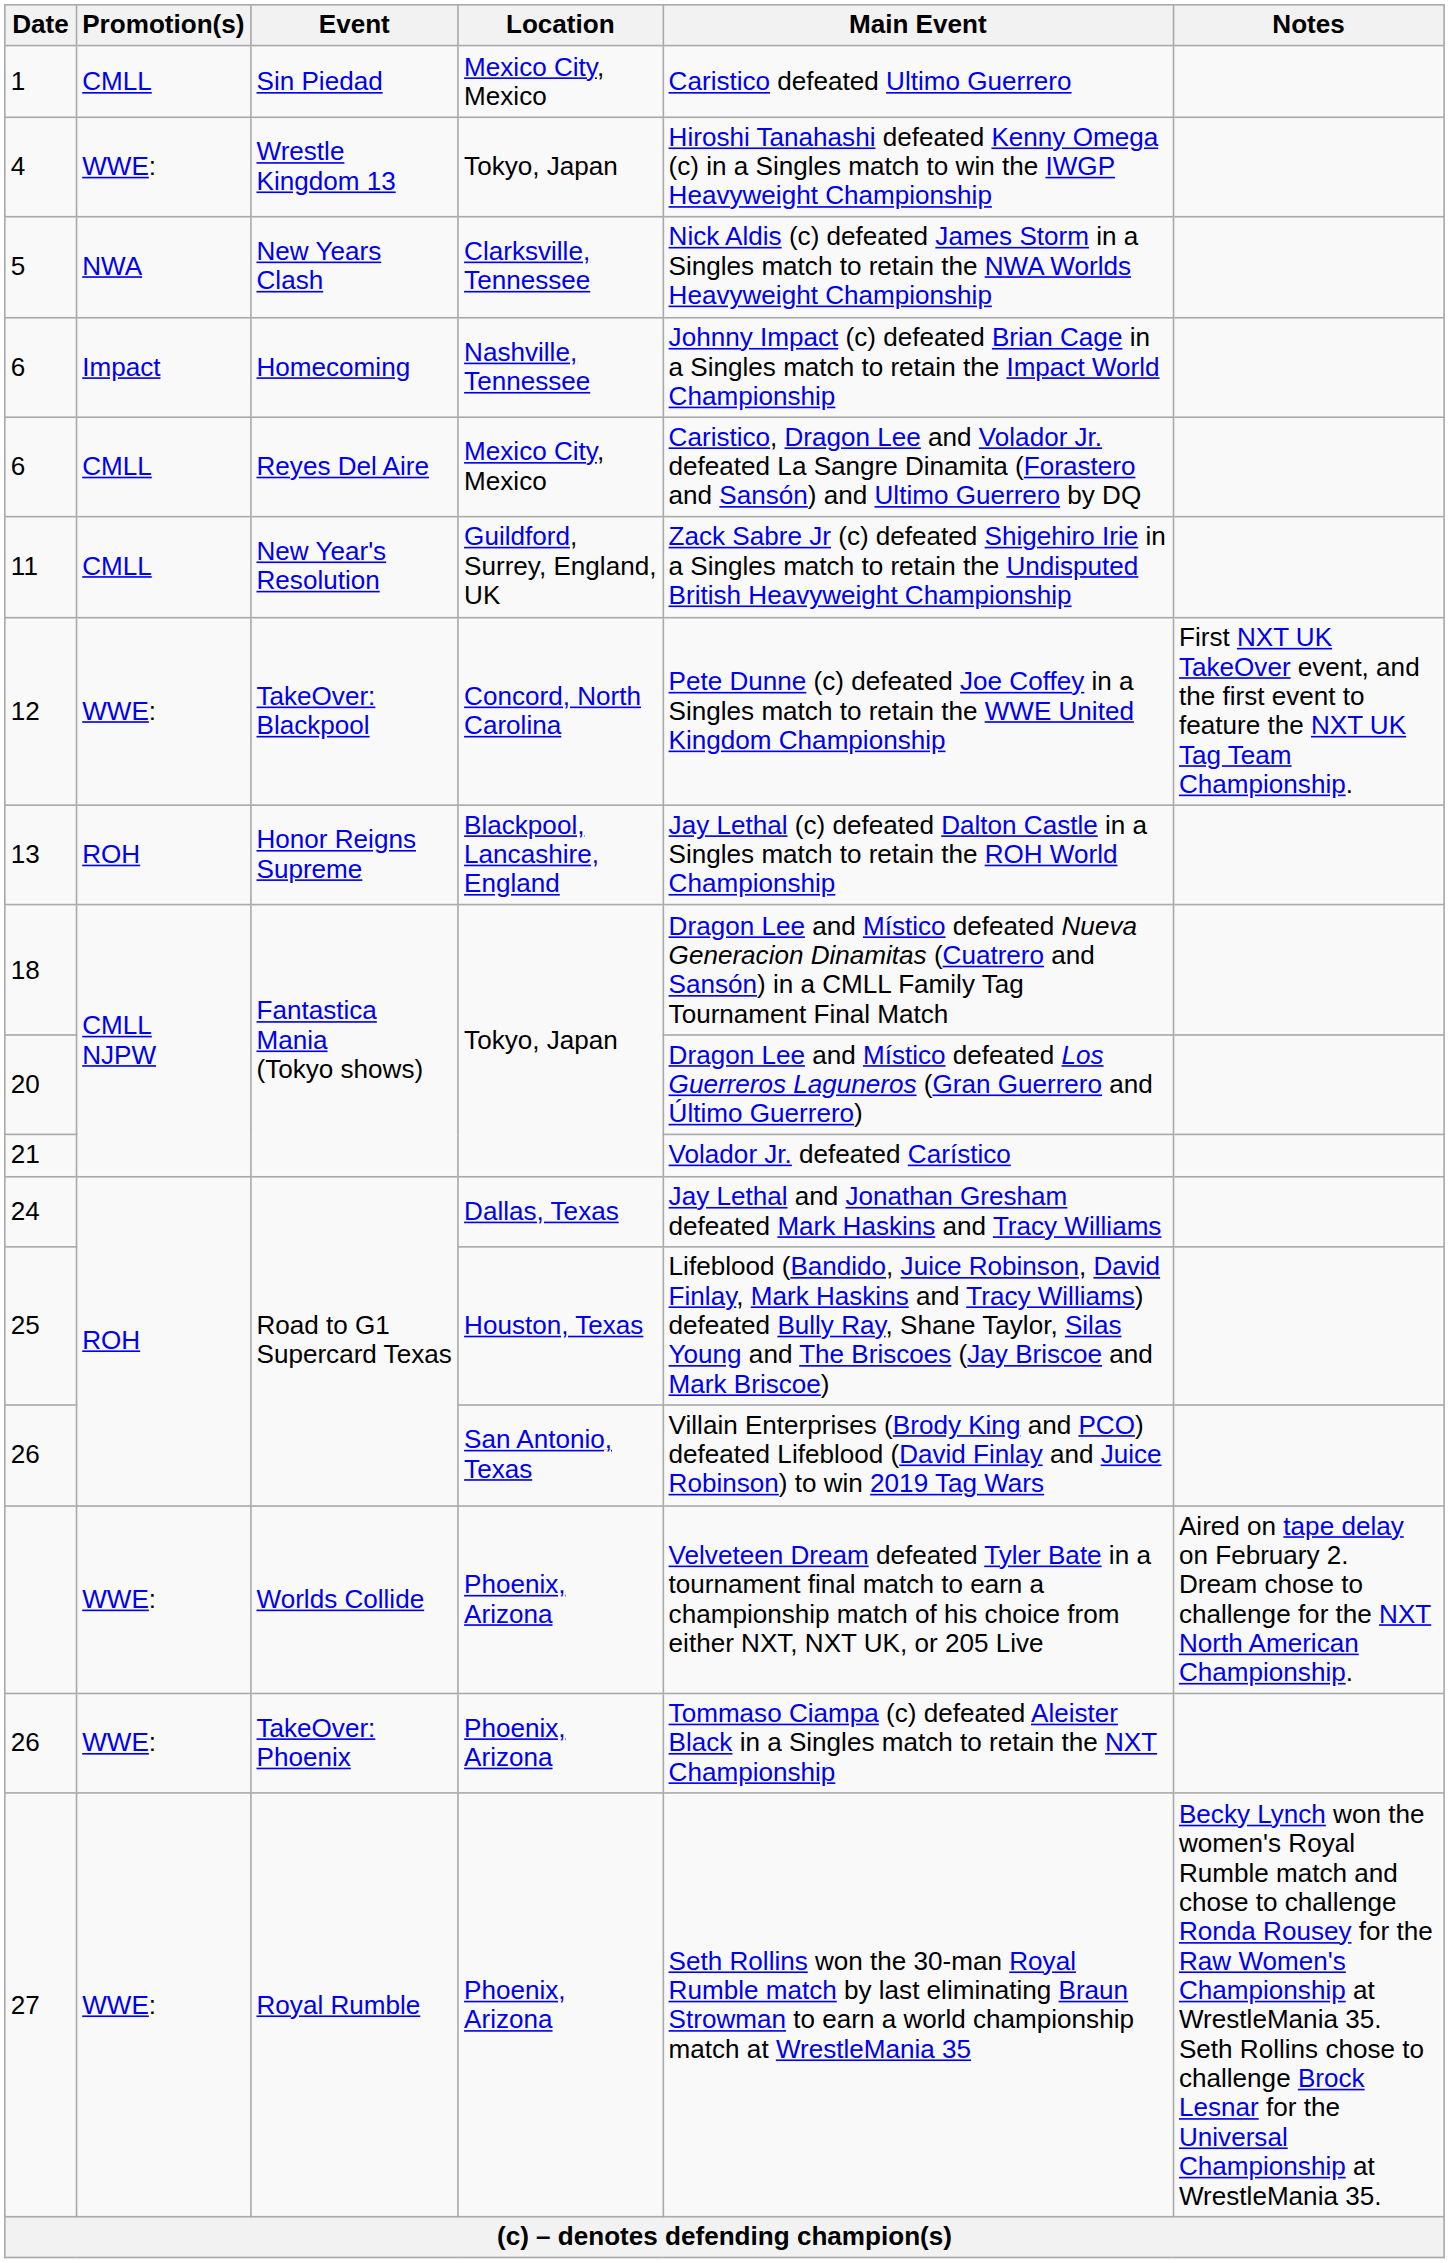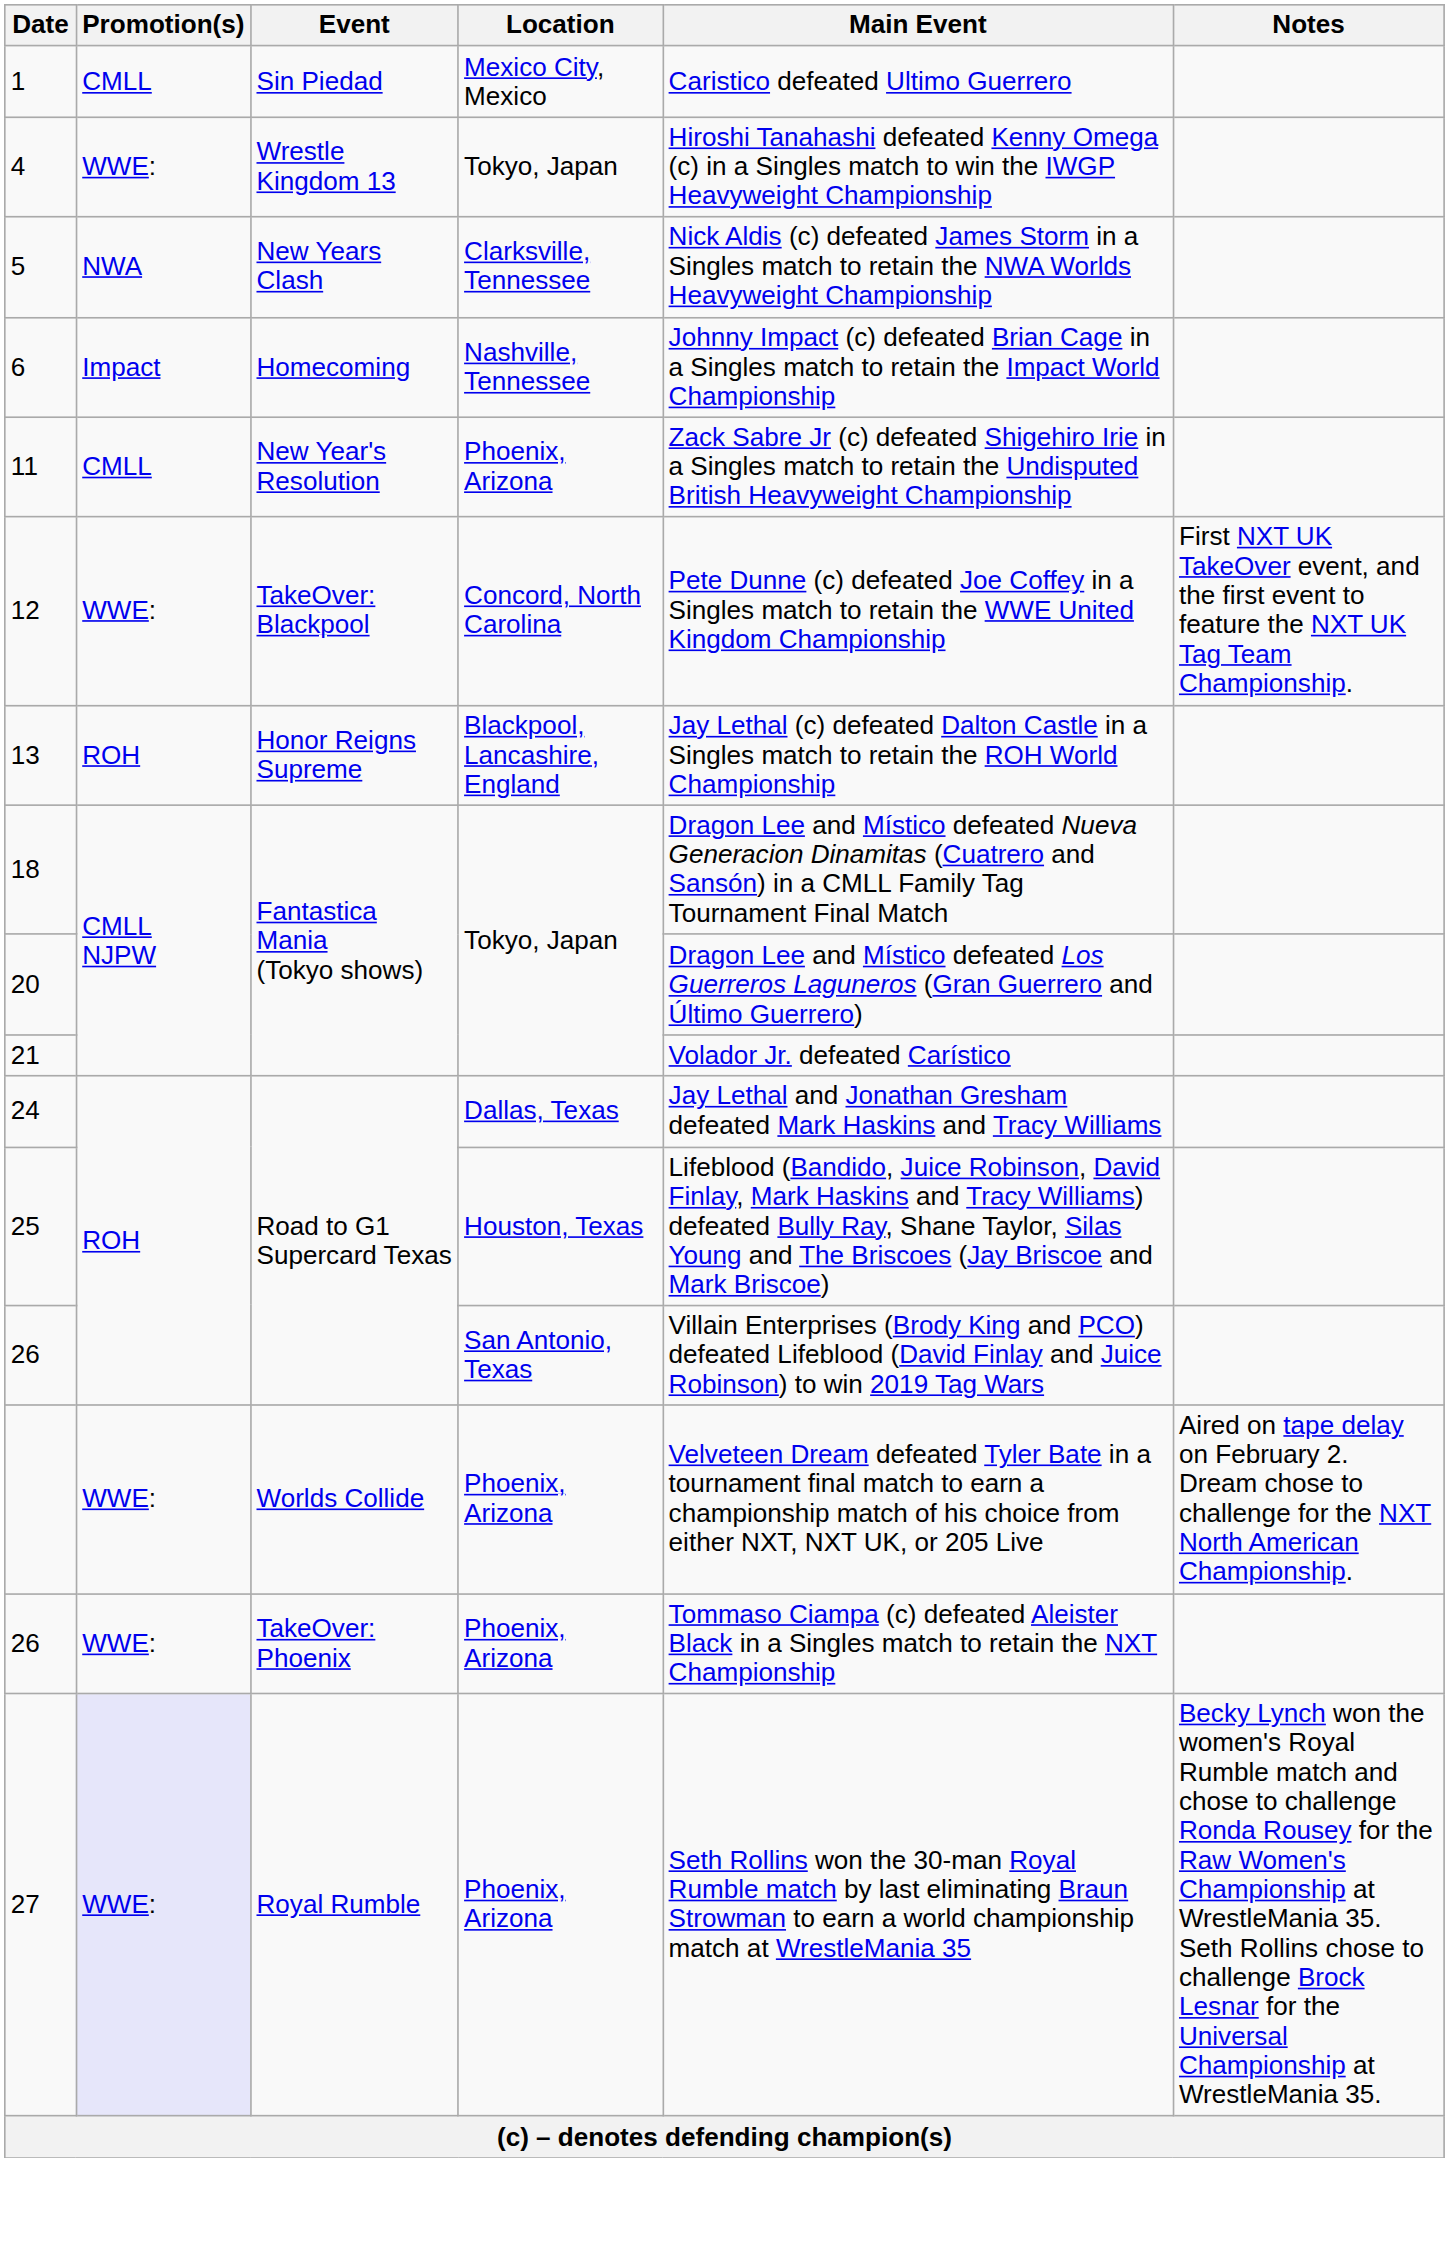- row: (18, 466)
(560, 566) Guildford, Surrey, England, UK -> (515, 466) Phoenix, Arizona
(119, 2004) no background -> (119, 1904) lavender background
